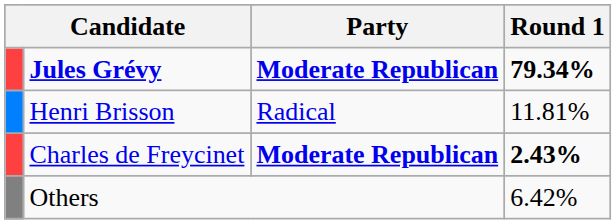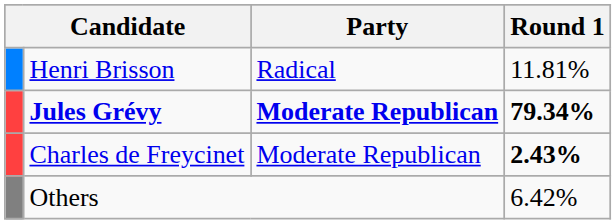rows swapped: (95, 68) <-> (102, 111)
(377, 154) bold -> (369, 154) normal
